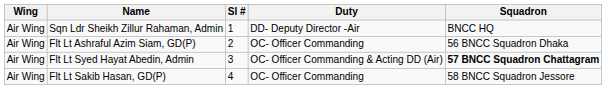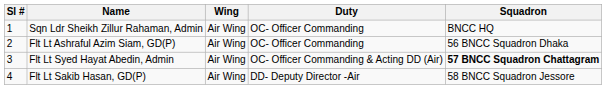columns swapped: (237, 12) <-> (26, 12)
(305, 28) DD- Deputy Director -Air -> (307, 28) OC- Officer Commanding
(307, 76) OC- Officer Commanding -> (305, 76) DD- Deputy Director -Air
